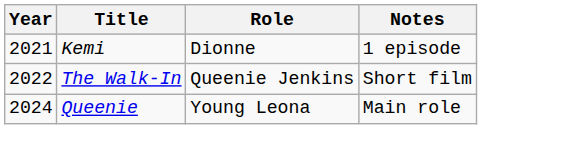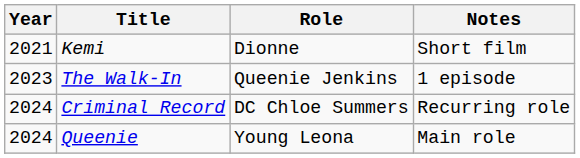(412, 49) 1 episode -> (472, 49) Short film
(31, 79) 2022 -> (31, 79) 2023
(417, 79) Short film -> (466, 79) 1 episode
+ row: (143, 109)
